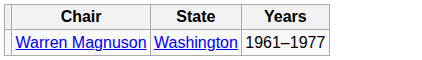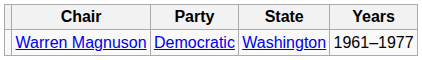+ column: (194, 17)
